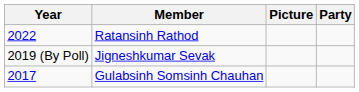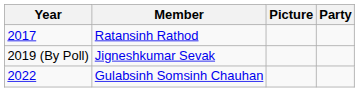(22, 35) 2022 -> (22, 35) 2017
(22, 76) 2017 -> (22, 76) 2022
